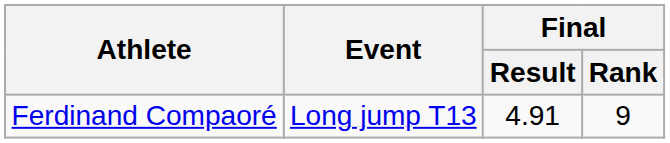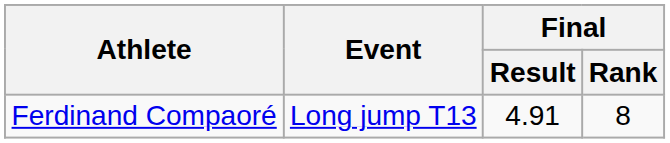(623, 116) 9 -> (623, 116) 8
